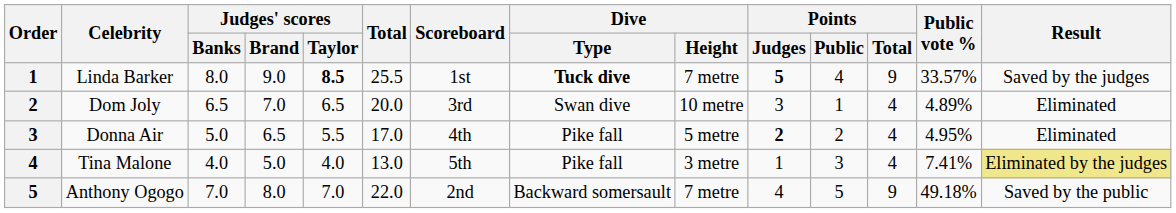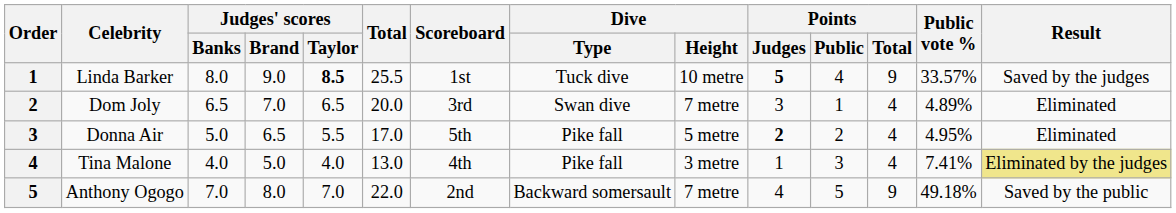(592, 76) bold -> (592, 76) normal
(712, 76) 7 metre -> (712, 76) 10 metre
(712, 105) 10 metre -> (712, 105) 7 metre
(460, 134) 4th -> (460, 134) 5th
(460, 163) 5th -> (460, 163) 4th
